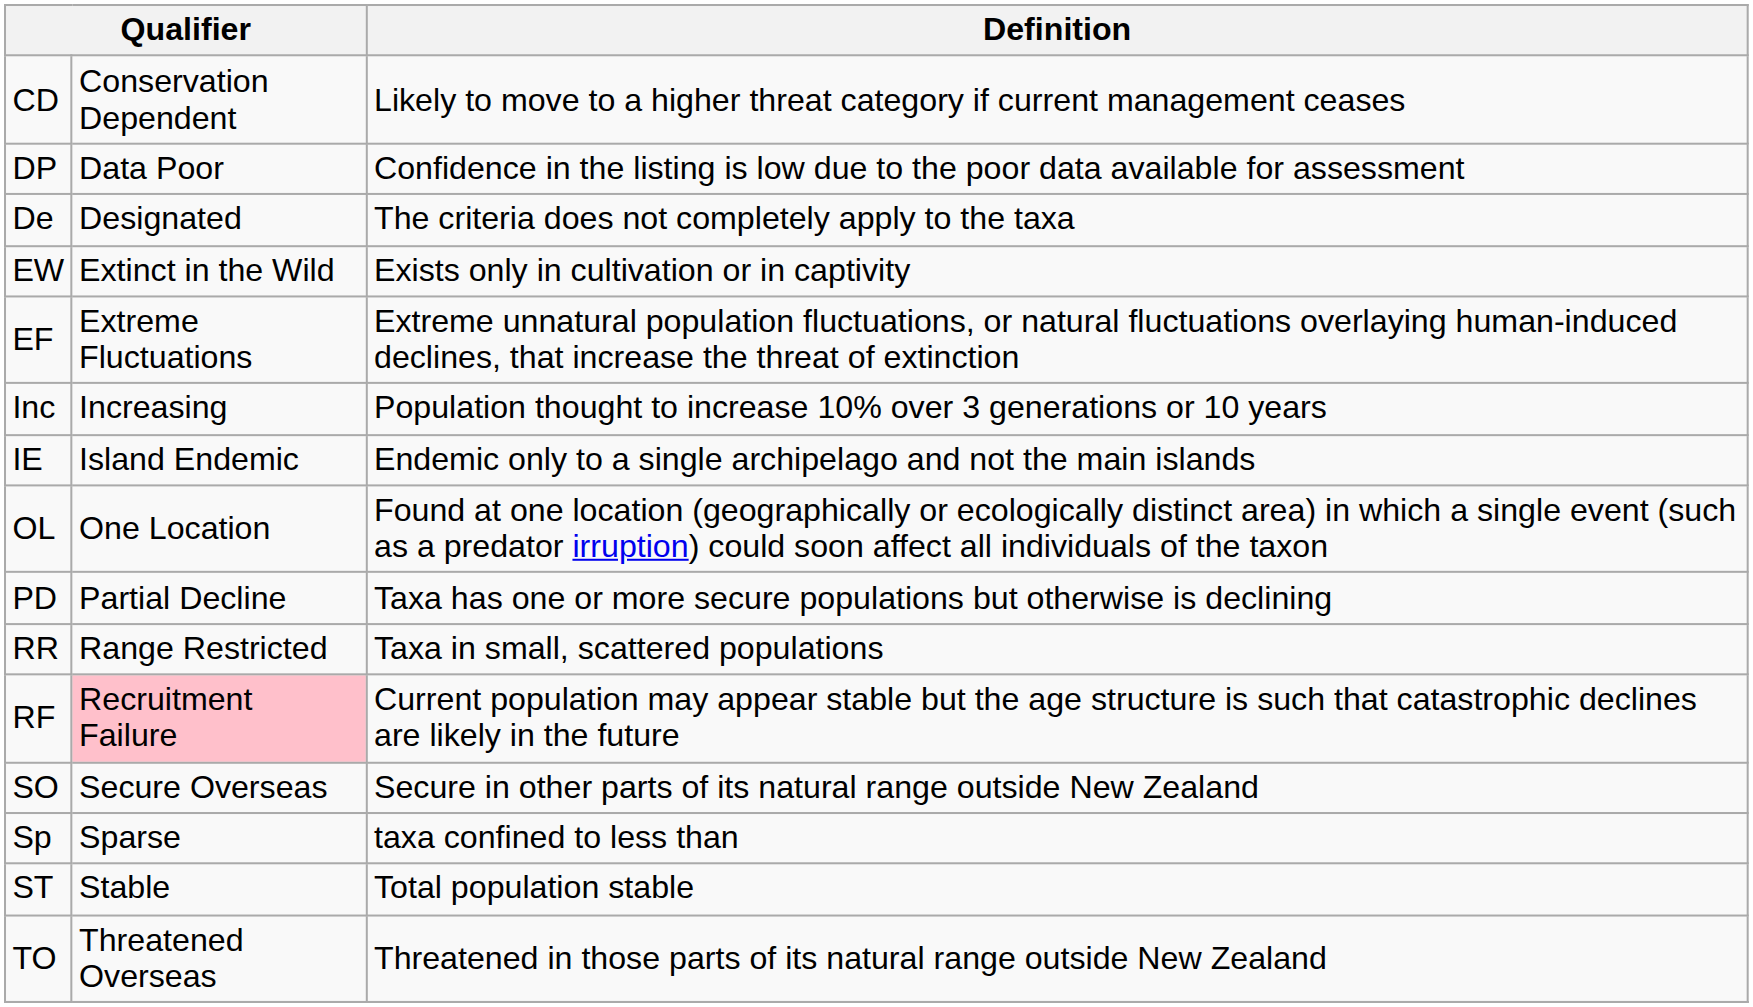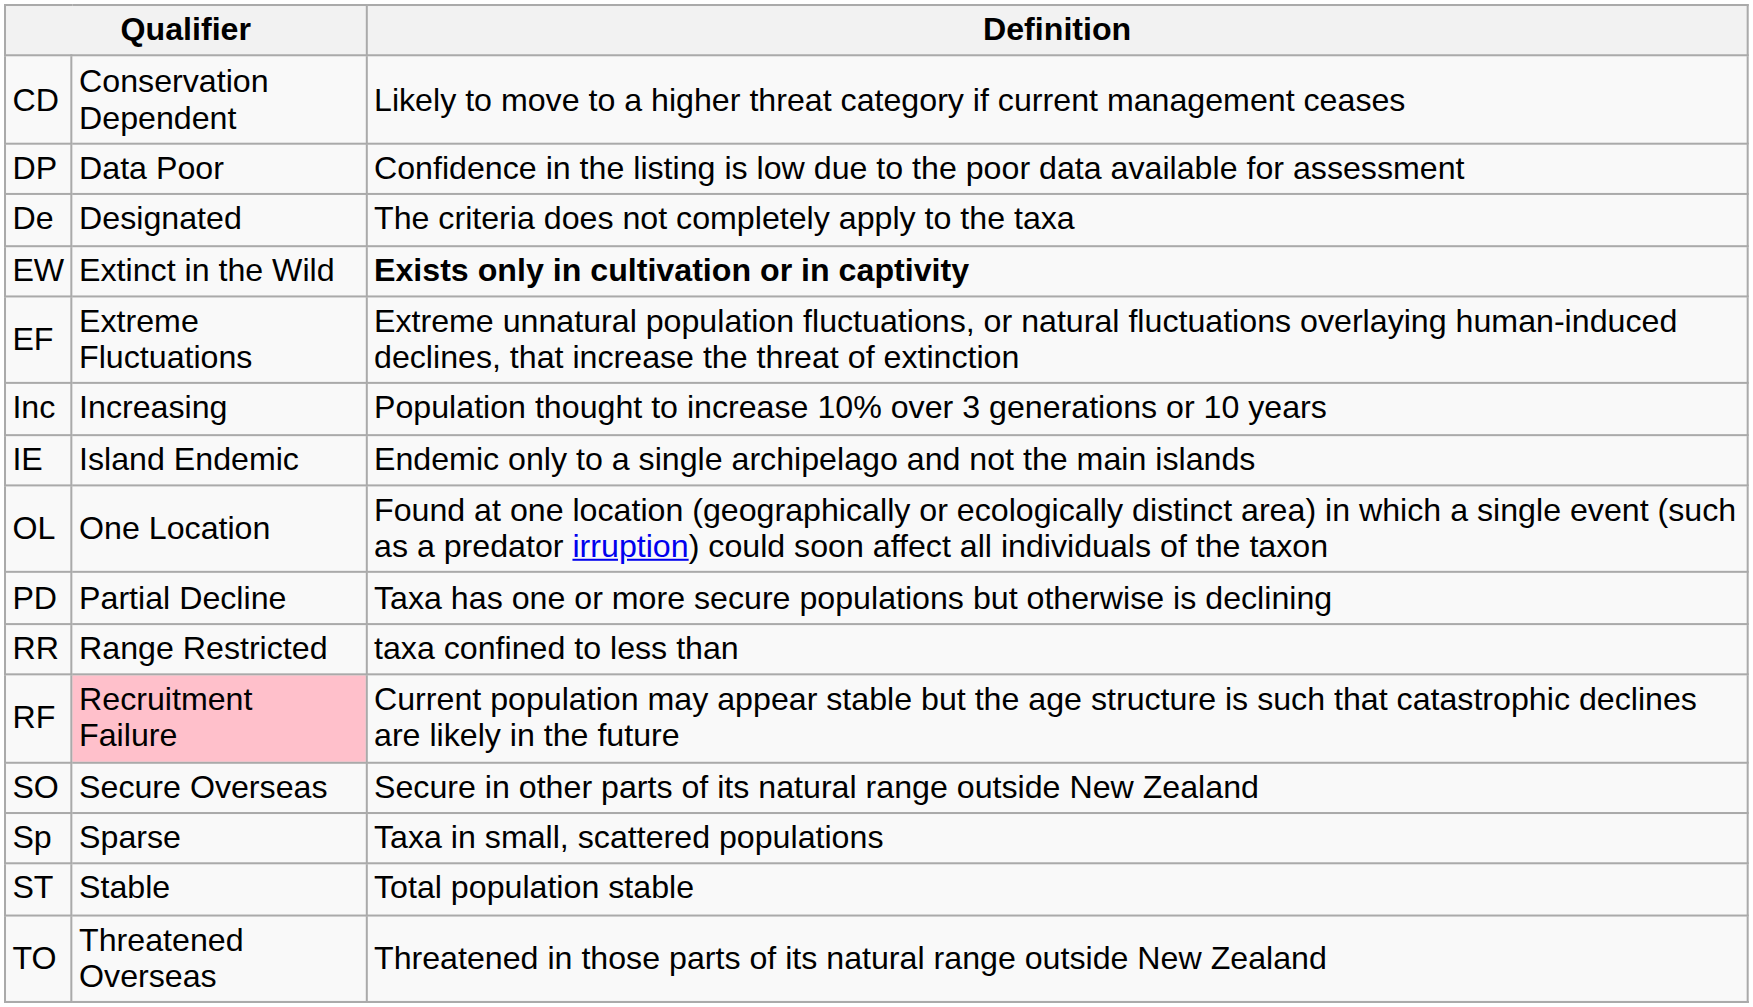(642, 270) normal -> (672, 270) bold
(629, 648) Taxa in small, scattered populations -> (556, 648) taxa confined to less than
(556, 837) taxa confined to less than -> (629, 837) Taxa in small, scattered populations
